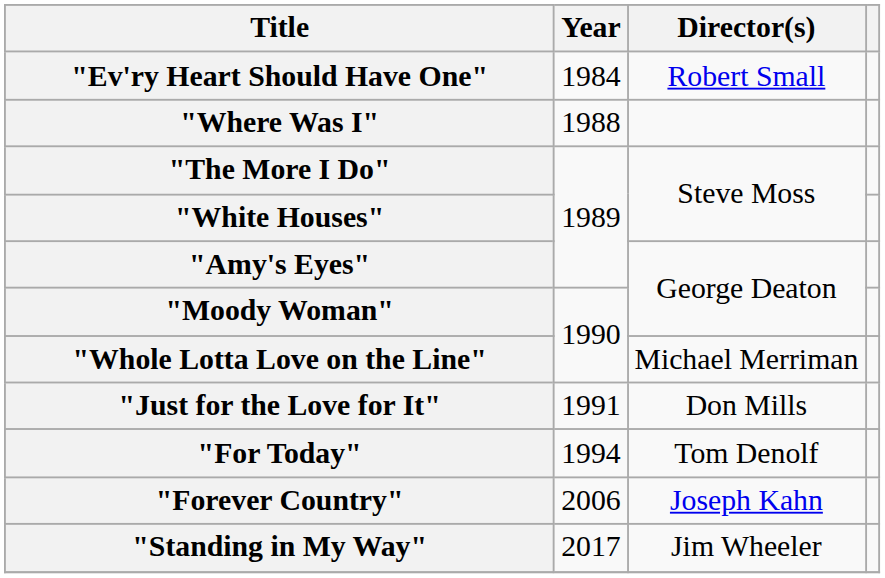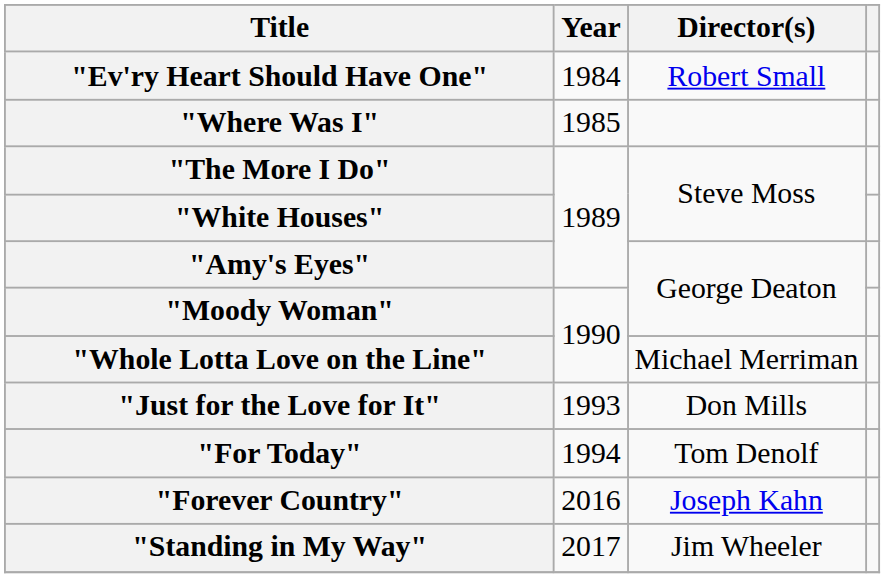(591, 122) 1988 -> (591, 122) 1985
(591, 405) 1991 -> (591, 405) 1993
(591, 500) 2006 -> (591, 500) 2016
